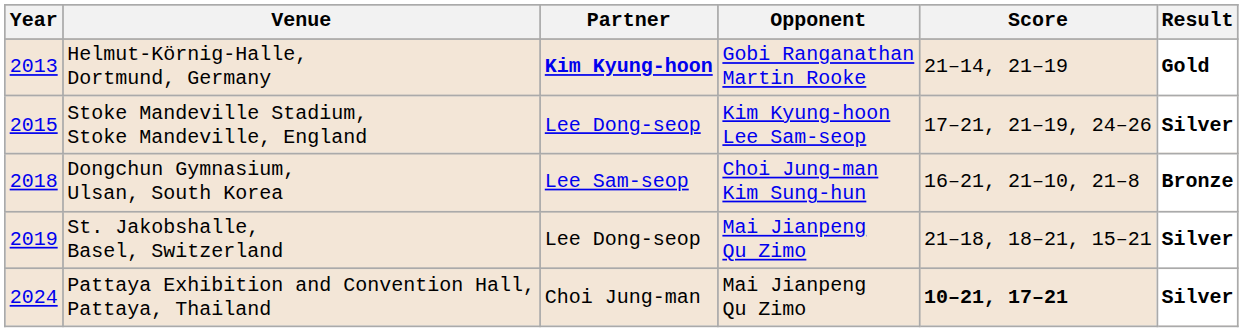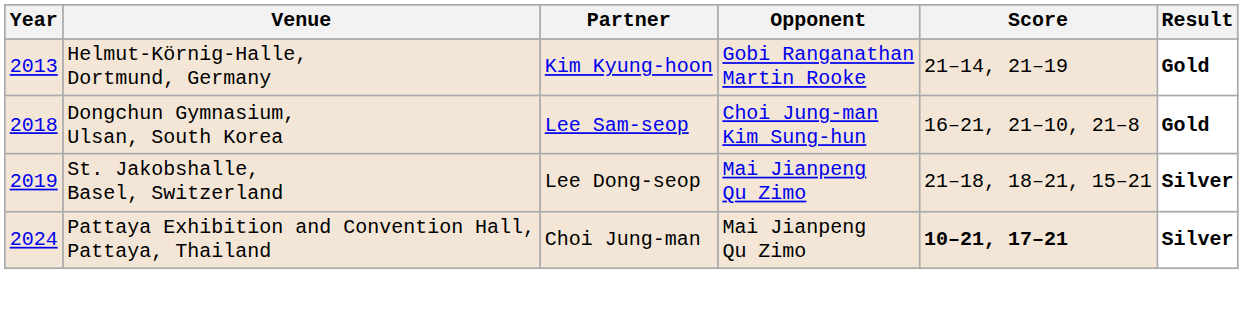(629, 67) bold -> (629, 67) normal
- row: (217, 124)
(1197, 182) Bronze -> (1186, 124) Gold
